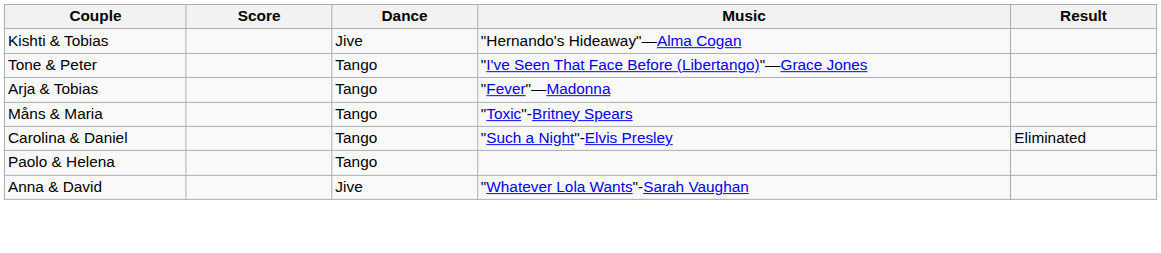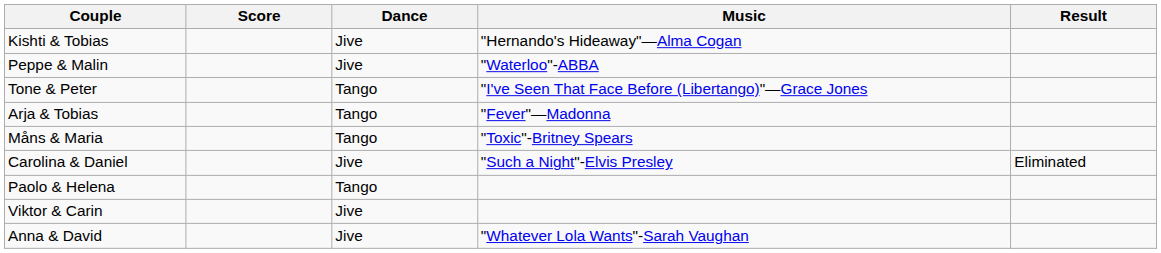+ row: (58, 65)
(356, 138) Tango -> (349, 162) Jive
+ row: (55, 211)
